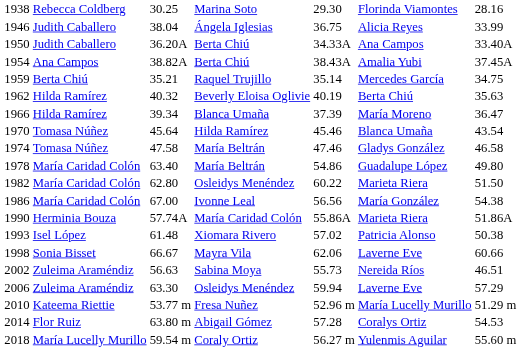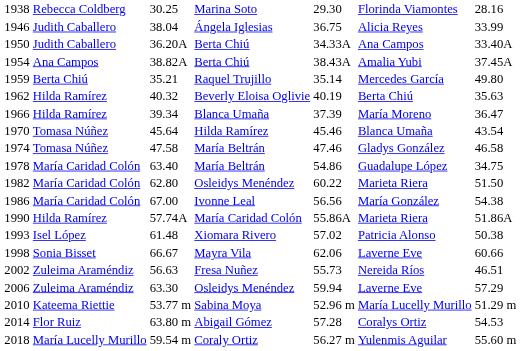(489, 79) 34.75 -> (489, 79) 49.80
(489, 166) 49.80 -> (489, 166) 34.75
(74, 218) Herminia Bouza -> (70, 218) Hilda Ramírez
(228, 270) Sabina Moya -> (226, 270) Fresa Nuñez
(226, 305) Fresa Nuñez -> (228, 305) Sabina Moya
